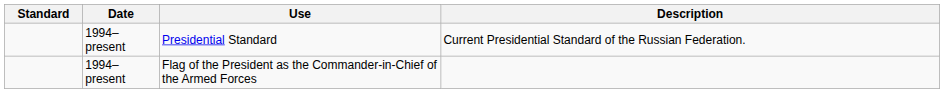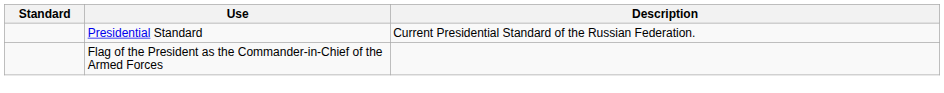- column: (121, 14)
